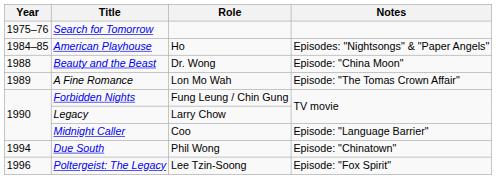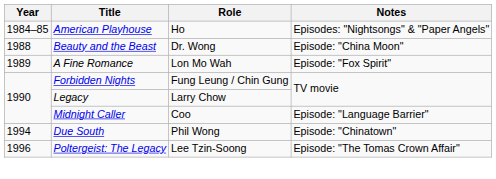- row: (103, 30)
(377, 81) Episode: "The Tomas Crown Affair" -> (342, 64) Episode: "Fox Spirit"
(342, 166) Episode: "Fox Spirit" -> (377, 149) Episode: "The Tomas Crown Affair"
